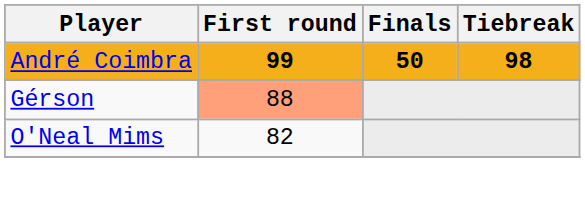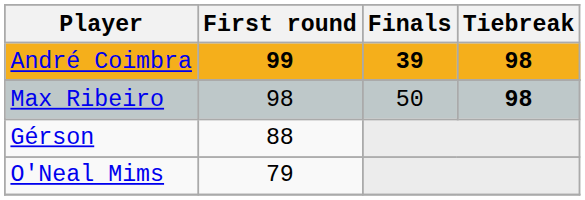(410, 62) 50 -> (410, 62) 39
+ row: (87, 100)
(280, 100) lightsalmon background -> (280, 138) no background
(280, 138) 82 -> (280, 176) 79
